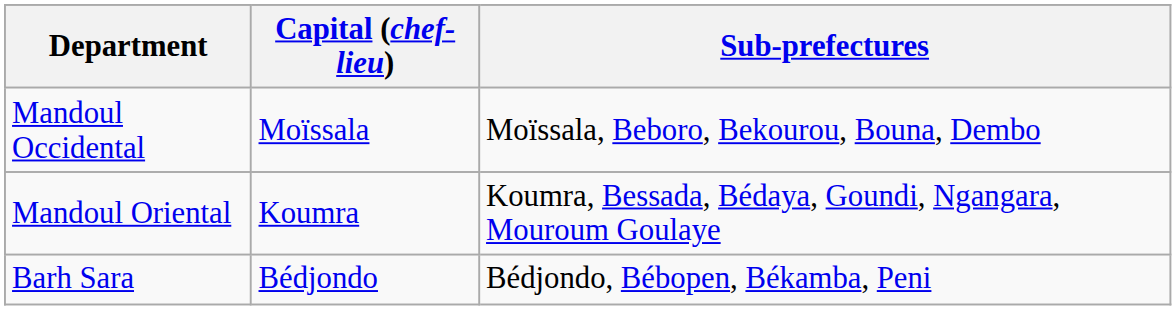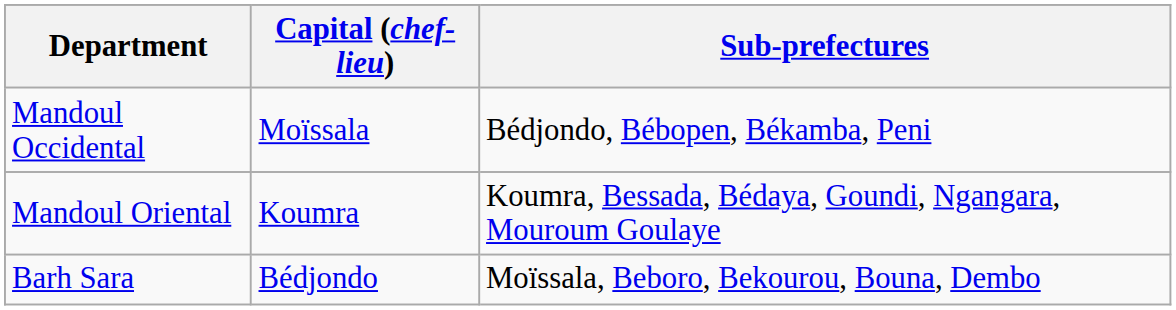(763, 129) Moïssala, Beboro, Bekourou, Bouna, Dembo -> (709, 129) Bédjondo, Bébopen, Békamba, Peni
(709, 278) Bédjondo, Bébopen, Békamba, Peni -> (763, 278) Moïssala, Beboro, Bekourou, Bouna, Dembo
